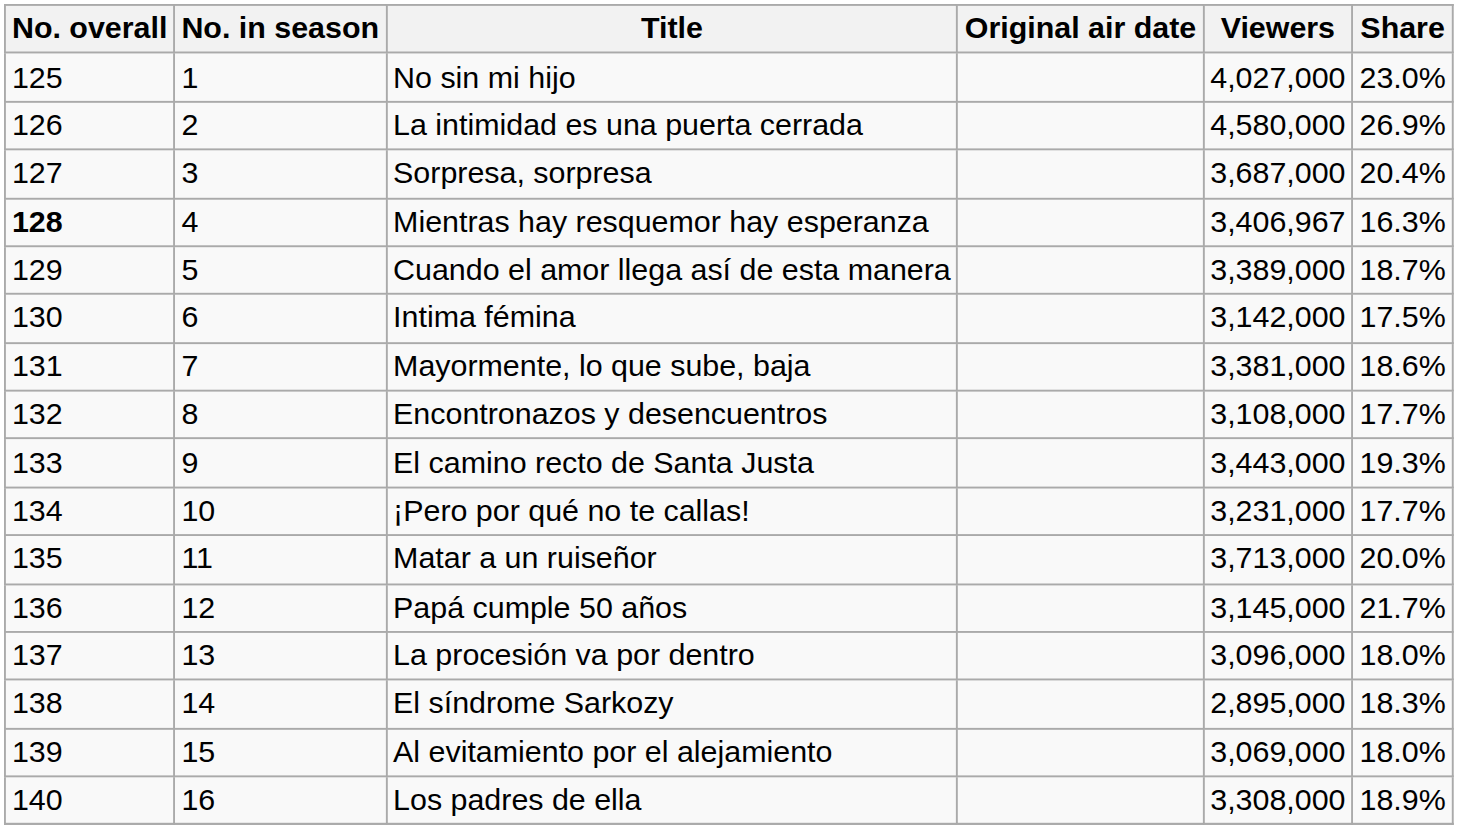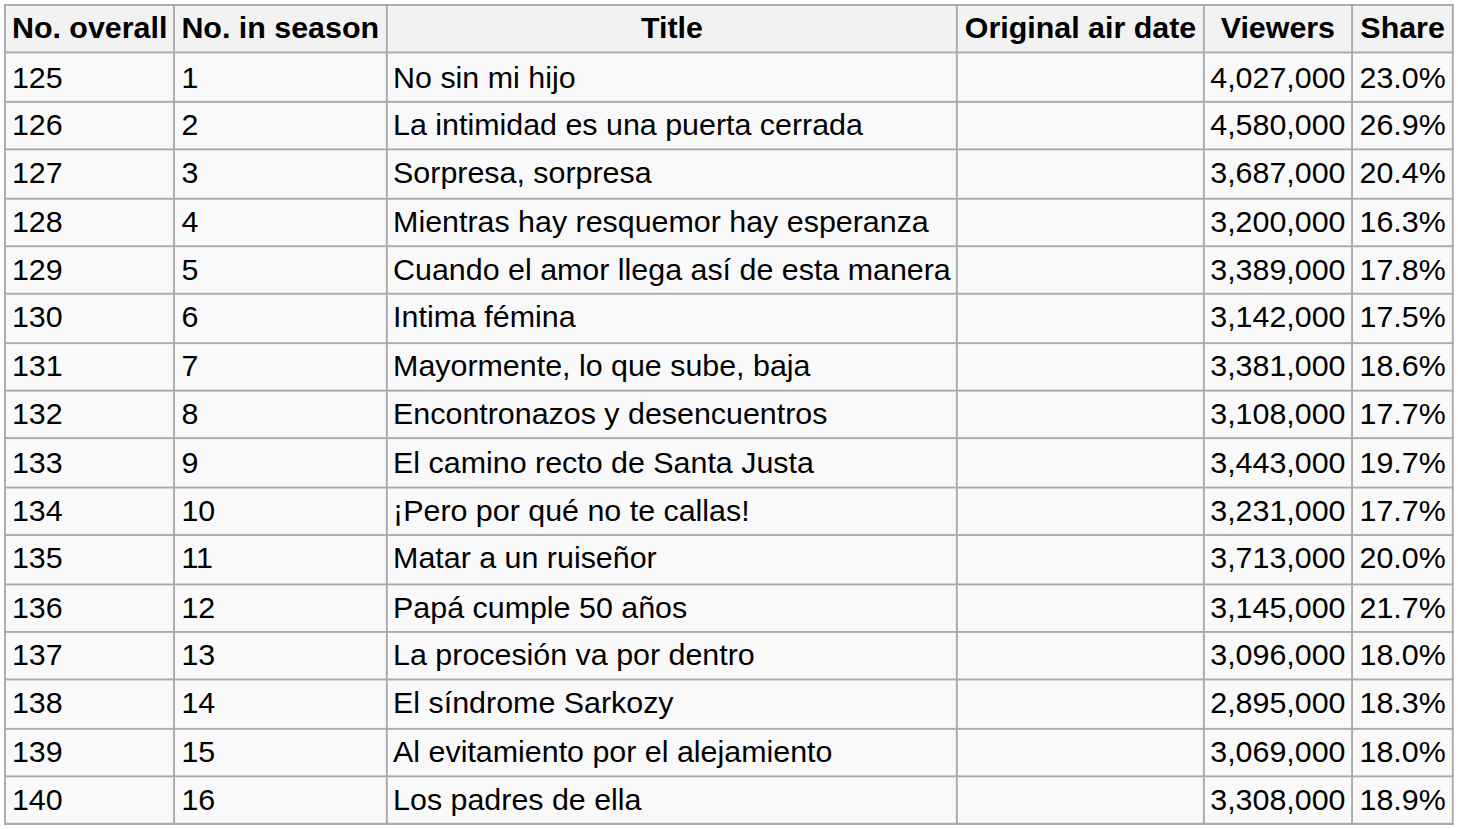(37, 221) bold -> (37, 221) normal
(1278, 221) 3,406,967 -> (1278, 221) 3,200,000
(1403, 269) 18.7% -> (1403, 269) 17.8%
(1403, 462) 19.3% -> (1403, 462) 19.7%
